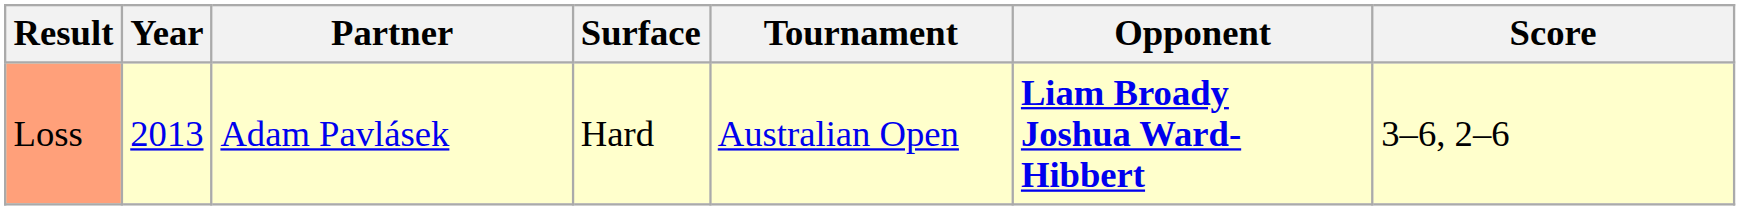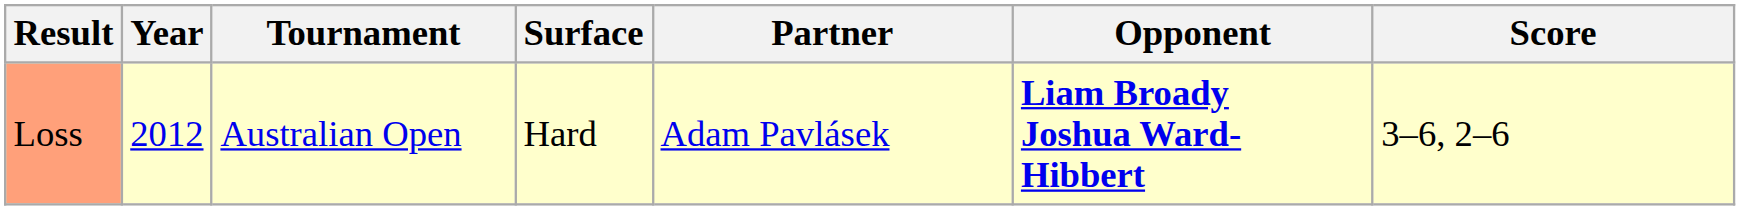columns swapped: (861, 33) <-> (392, 33)
(167, 132) 2013 -> (167, 132) 2012
